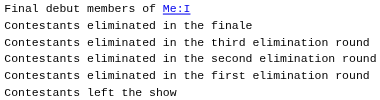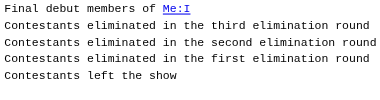- row: (128, 26)
